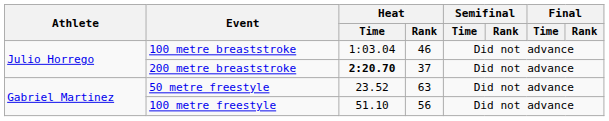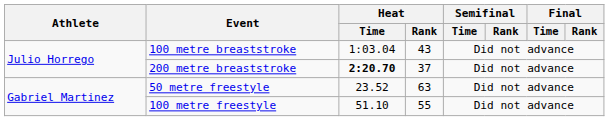(424, 50) 46 -> (424, 50) 43
(424, 106) 56 -> (424, 106) 55
